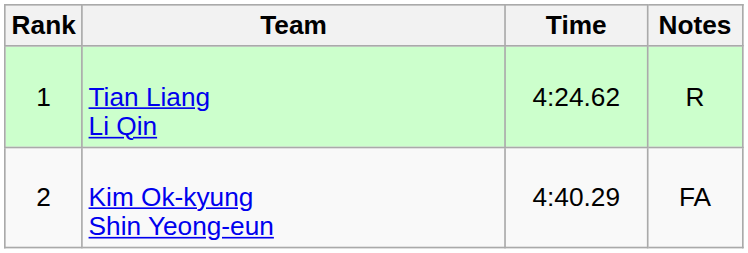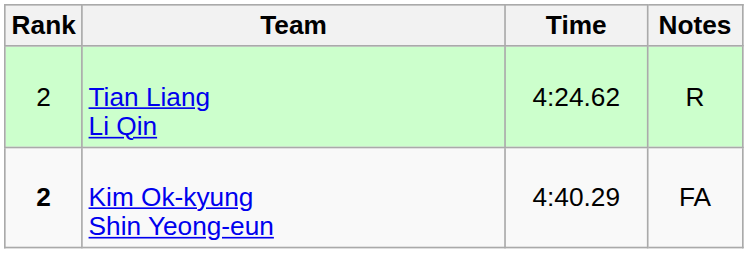(44, 96) 1 -> (44, 96) 2
(44, 197) normal -> (44, 197) bold
